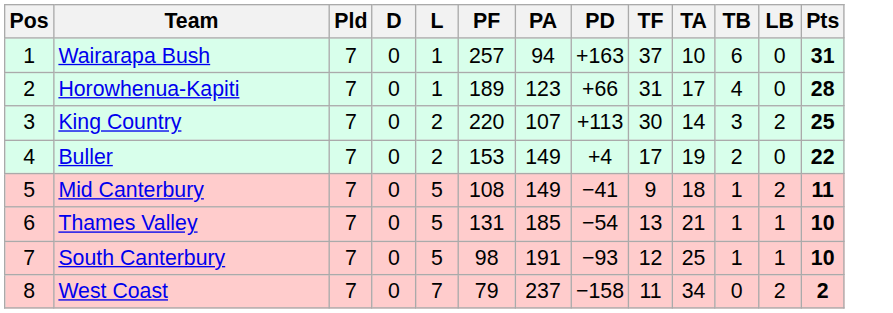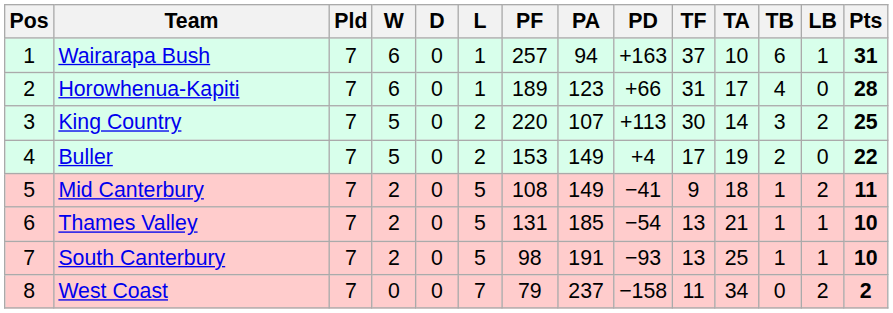+ column: (394, 21)
(780, 55) 0 -> (823, 55) 1
(650, 257) 12 -> (694, 257) 13
